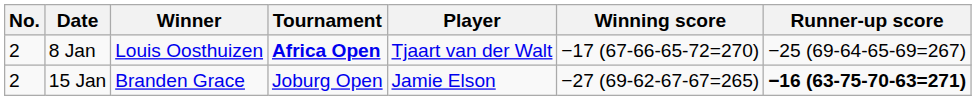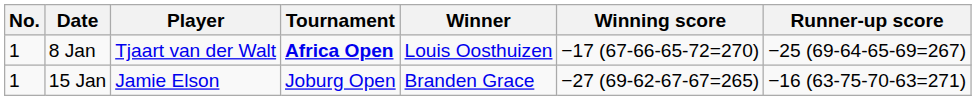columns swapped: (472, 20) <-> (189, 20)
(14, 50) 2 -> (14, 50) 1
(14, 81) 2 -> (14, 81) 1
(867, 81) bold -> (867, 81) normal
